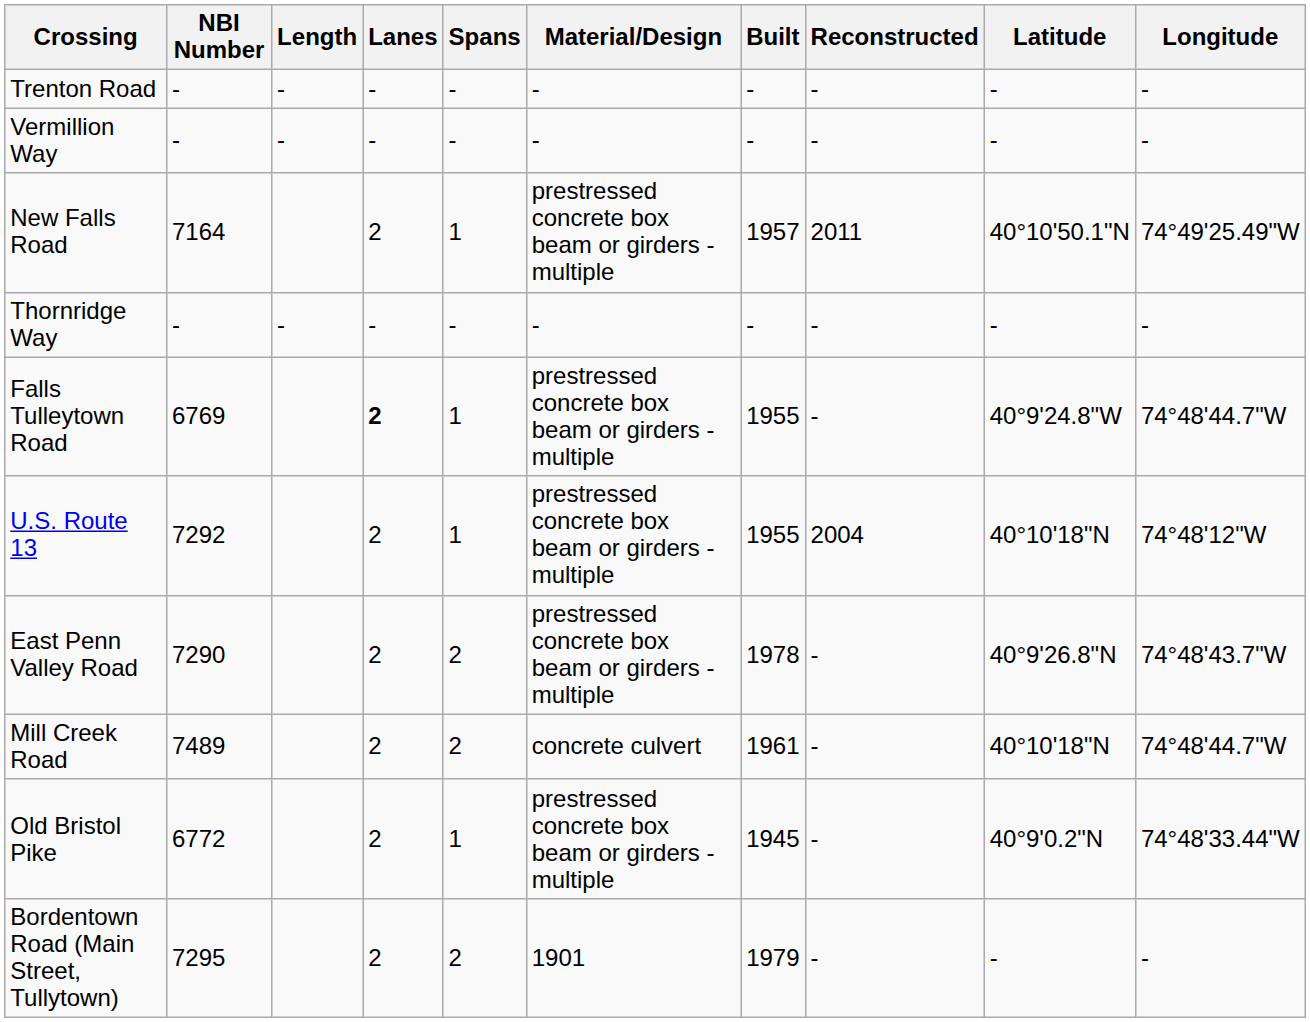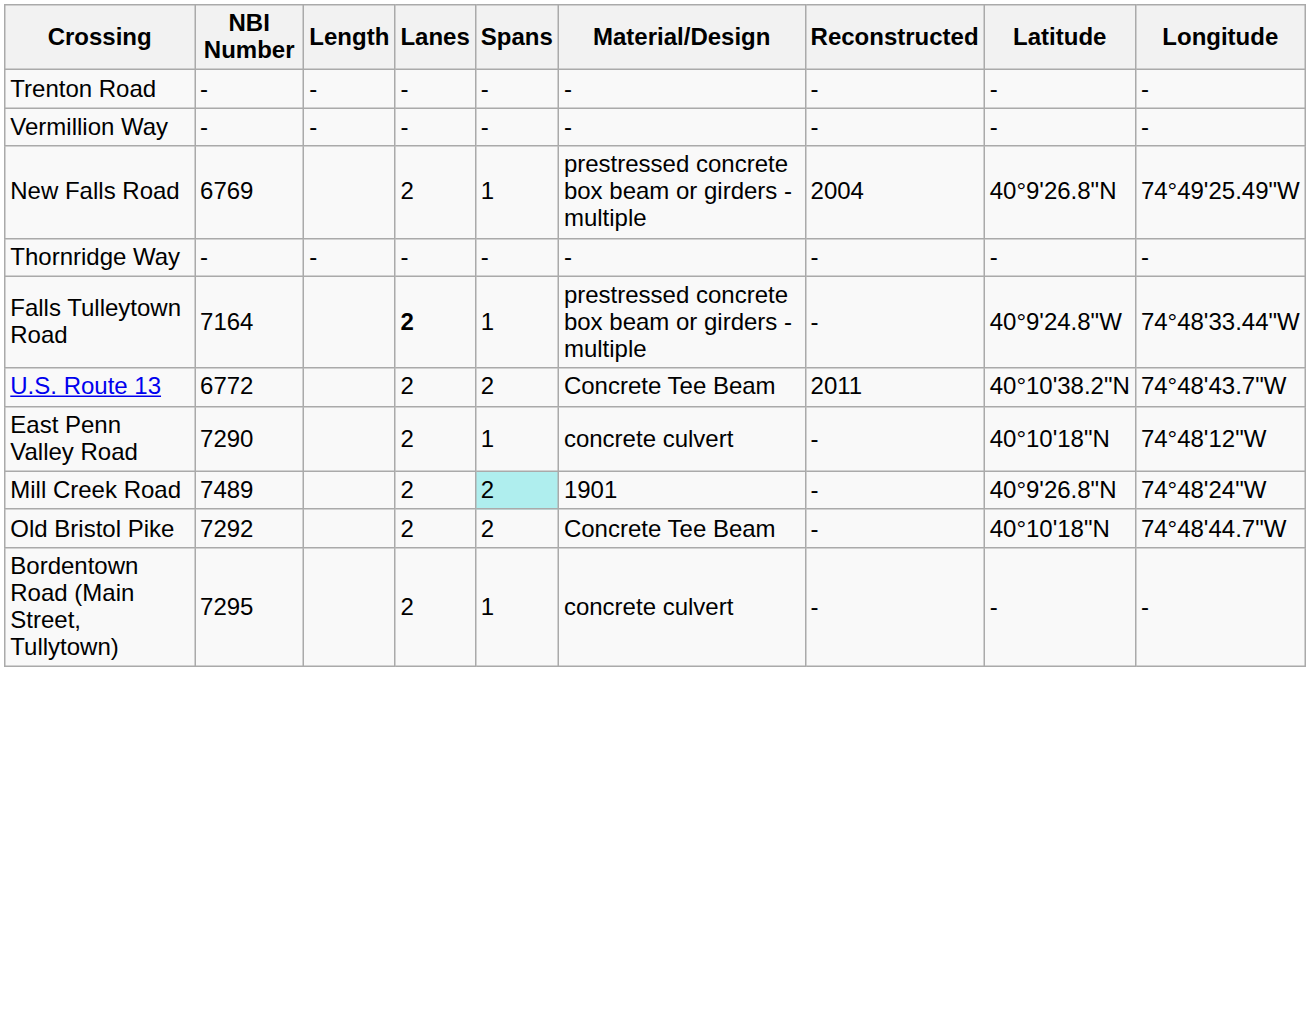- column: (773, 37)
(199, 232) 7164 -> (227, 191) 6769
(836, 232) 2011 -> (837, 191) 2004
(1060, 232) 40°10'50.1"N -> (1053, 191) 40°9'26.8"N
(199, 416) 6769 -> (227, 321) 7164
(1214, 416) 74°48'44.7"W -> (1220, 321) 74°48'33.44"W
(199, 535) 7292 -> (227, 386) 6772
(455, 535) 1 -> (488, 386) 2
(623, 535) prestressed concrete box beam or girders - multiple -> (670, 386) Concrete Tee Beam
(837, 535) 2004 -> (836, 386) 2011
(1050, 535) 40°10'18"N -> (1060, 386) 40°10'38.2"N
(1204, 535) 74°48'12"W -> (1214, 386) 74°48'43.7"W
(455, 654) 2 -> (488, 438) 1
(623, 654) prestressed concrete box beam or girders - multiple -> (649, 438) concrete culvert
(1053, 654) 40°9'26.8"N -> (1050, 438) 40°10'18"N
(1214, 654) 74°48'43.7"W -> (1204, 438) 74°48'12"W
(455, 746) no background -> (488, 490) paleturquoise background
(616, 746) concrete culvert -> (591, 490) 1901
(1050, 746) 40°10'18"N -> (1053, 490) 40°9'26.8"N
(1214, 746) 74°48'44.7"W -> (1204, 490) 74°48'24"W
(199, 838) 6772 -> (227, 528) 7292
(455, 838) 1 -> (488, 528) 2
(623, 838) prestressed concrete box beam or girders - multiple -> (670, 528) Concrete Tee Beam
(1046, 838) 40°9'0.2"N -> (1050, 528) 40°10'18"N
(1220, 838) 74°48'33.44"W -> (1214, 528) 74°48'44.7"W
(455, 957) 2 -> (488, 606) 1
(558, 957) 1901 -> (649, 606) concrete culvert
